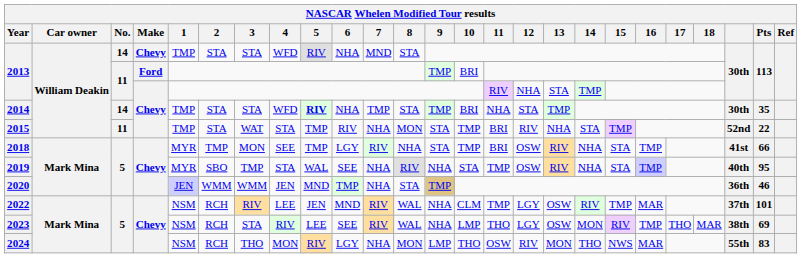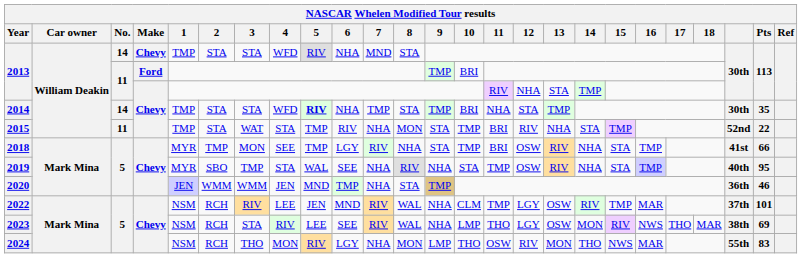(651, 224) TMP -> (651, 224) NWS
